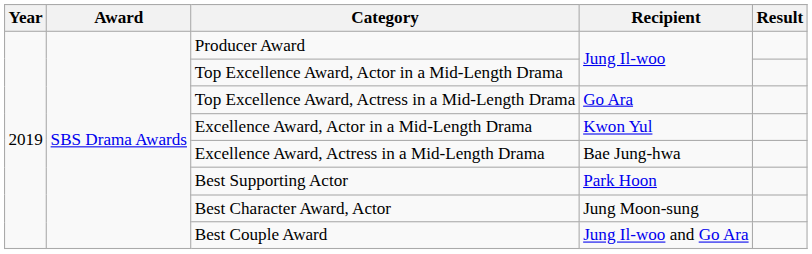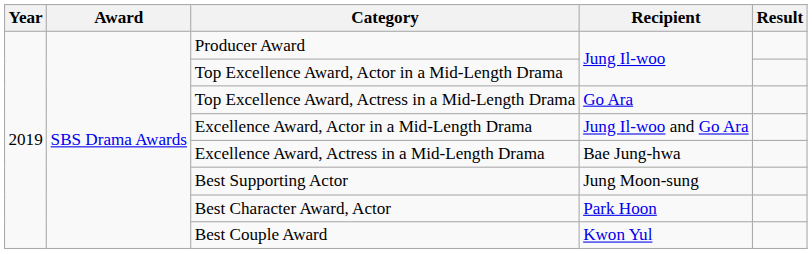(618, 126) Kwon Yul -> (666, 126) Jung Il-woo and Go Ara
(620, 180) Park Hoon -> (641, 180) Jung Moon-sung
(641, 208) Jung Moon-sung -> (620, 208) Park Hoon
(666, 235) Jung Il-woo and Go Ara -> (618, 235) Kwon Yul
